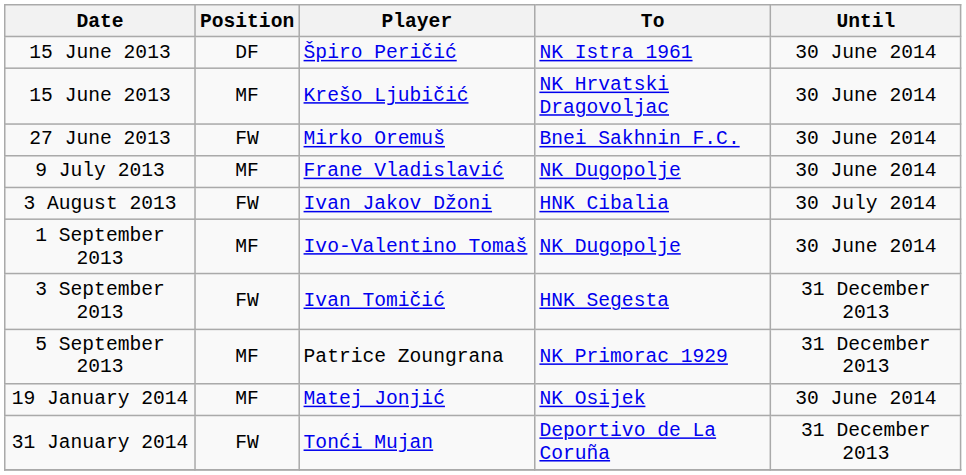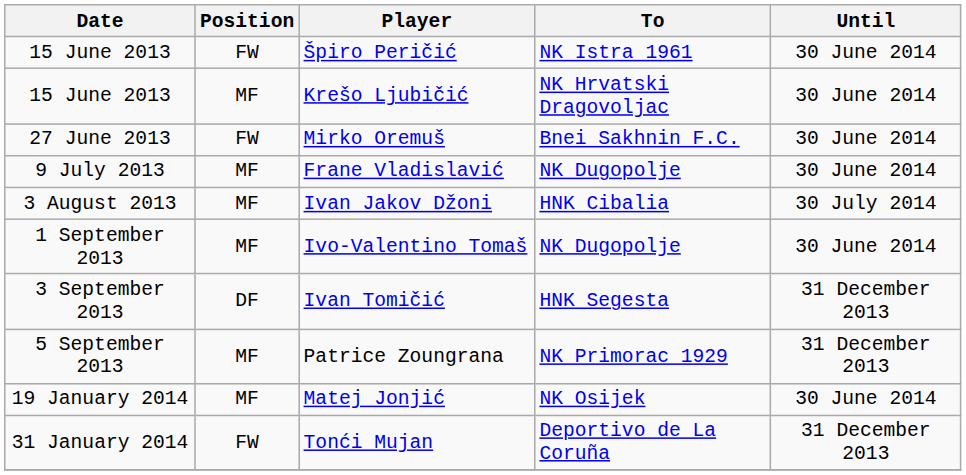(247, 53) DF -> (247, 53) FW
(247, 203) FW -> (247, 203) MF
(247, 301) FW -> (247, 301) DF
